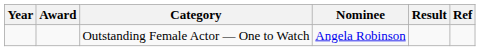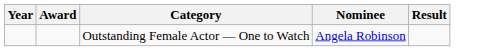- column: (463, 14)
